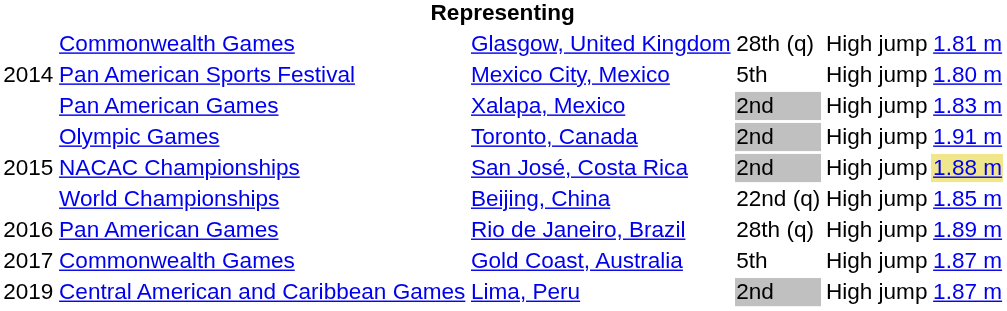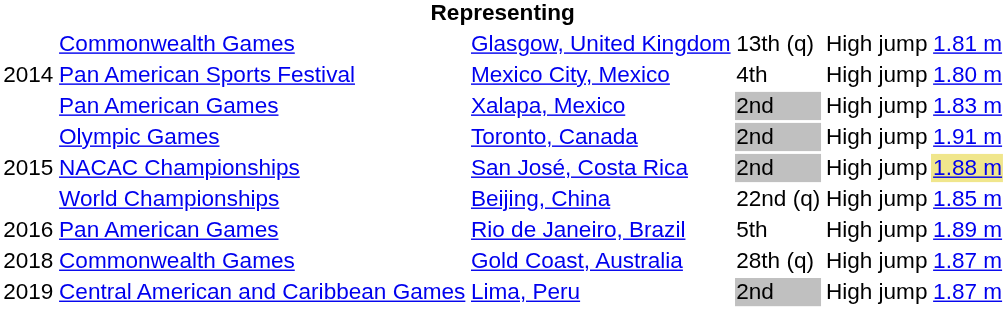(775, 43) 28th (q) -> (775, 43) 13th (q)
(752, 74) 5th -> (752, 74) 4th
(775, 229) 28th (q) -> (752, 229) 5th
(28, 260) 2017 -> (28, 260) 2018
(752, 260) 5th -> (775, 260) 28th (q)
